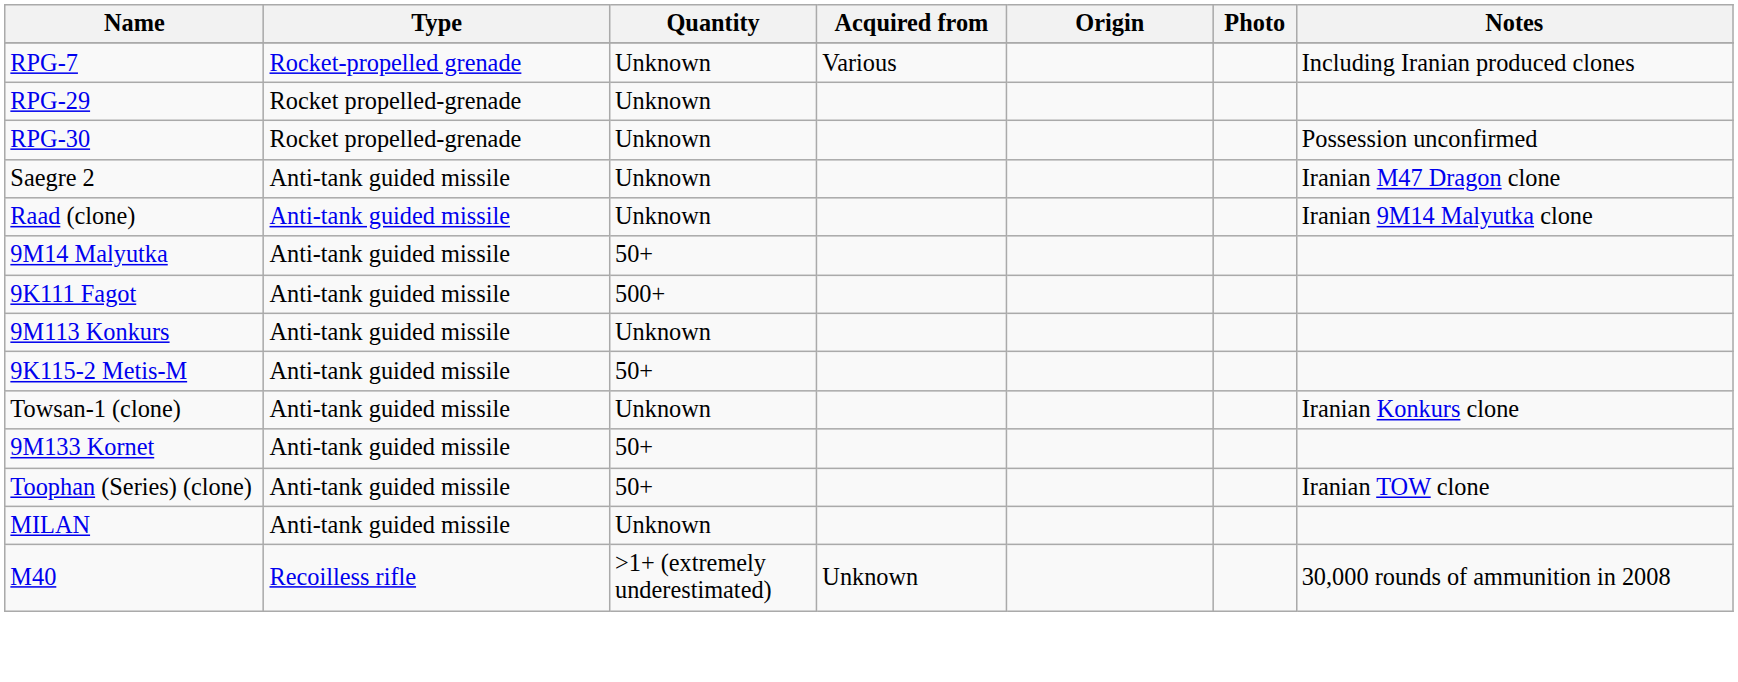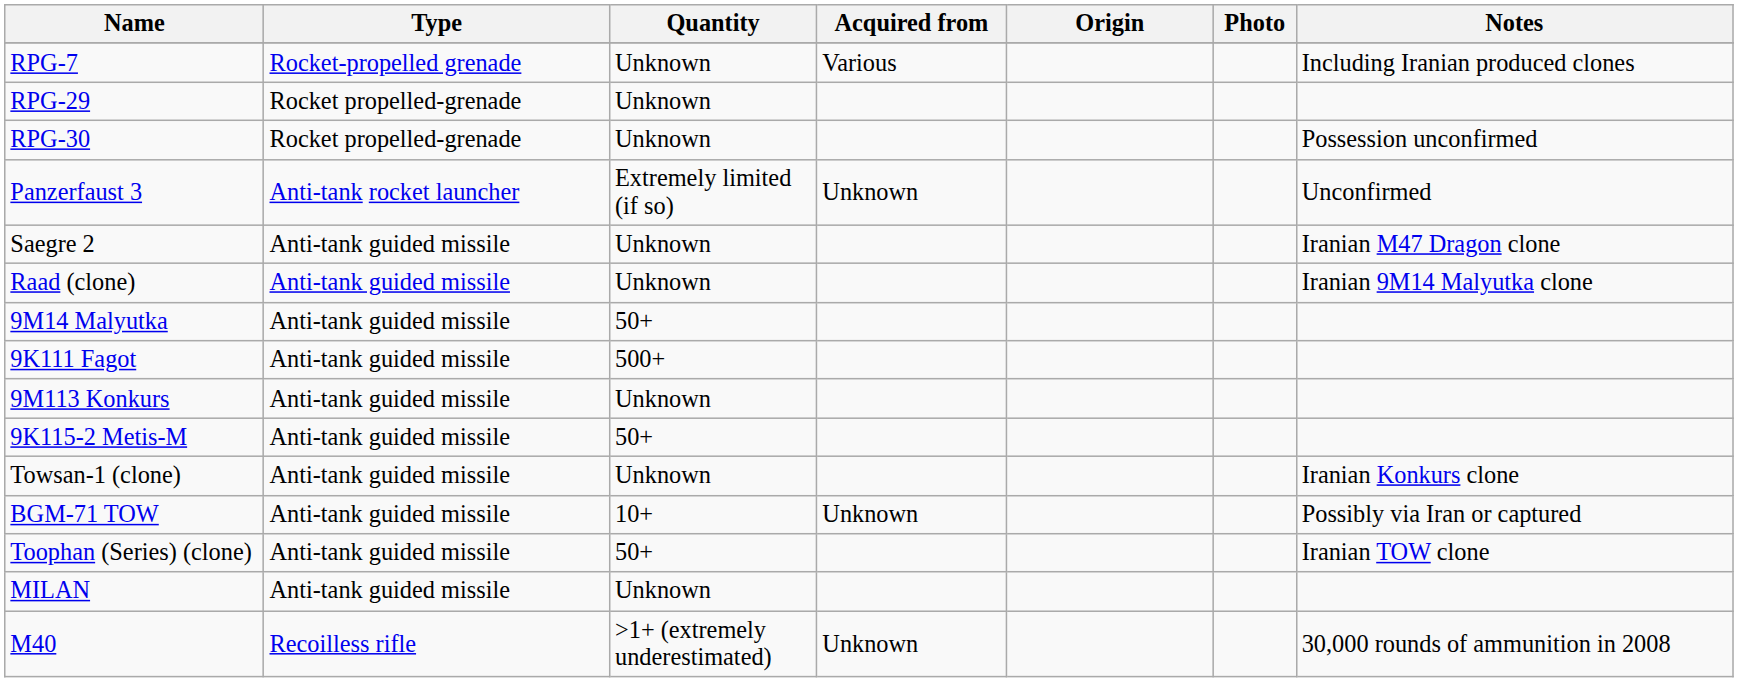+ row: (76, 191)
- row: (82, 448)
+ row: (85, 513)
